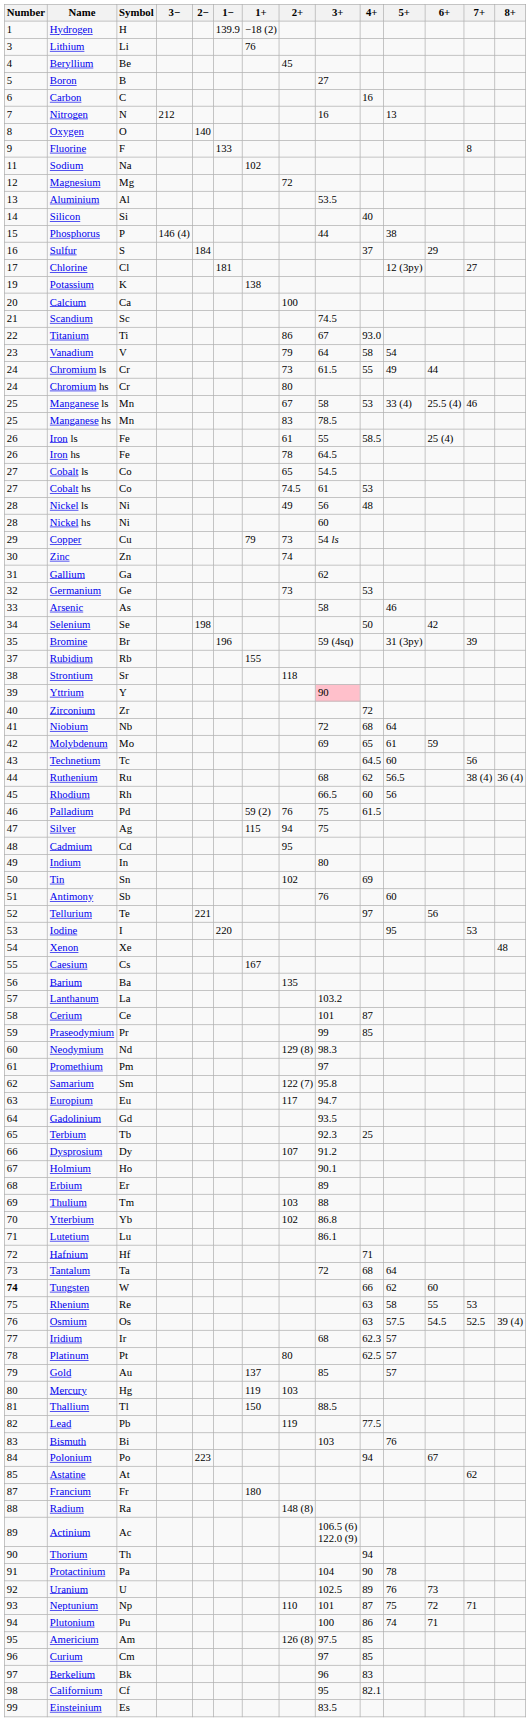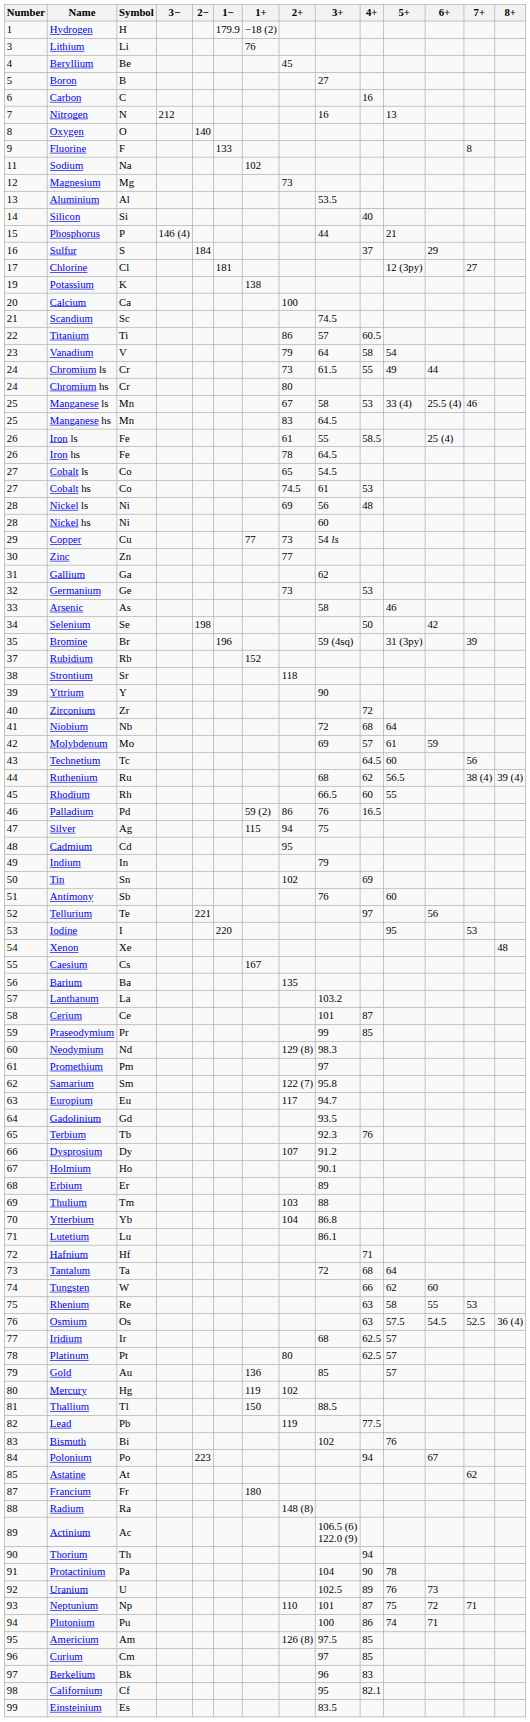(228, 30) 139.9 -> (228, 30) 179.9
(287, 183) 72 -> (287, 183) 73
(391, 234) 38 -> (391, 234) 21
(323, 336) 67 -> (323, 336) 57
(372, 336) 93.0 -> (372, 336) 60.5
(327, 421) 78.5 -> (327, 421) 64.5
(287, 506) 49 -> (287, 506) 69
(250, 540) 79 -> (250, 540) 77
(287, 557) 74 -> (287, 557) 77
(253, 659) 155 -> (253, 659) 152
(323, 693) pink background -> (323, 693) no background
(368, 744) 65 -> (368, 744) 57
(510, 778) 36 (4) -> (510, 778) 39 (4)
(391, 795) 56 -> (391, 795) 55
(287, 812) 76 -> (287, 812) 86
(323, 812) 75 -> (323, 812) 76
(372, 812) 61.5 -> (372, 812) 16.5
(323, 863) 80 -> (323, 863) 79
(368, 1135) 25 -> (368, 1135) 76
(290, 1220) 102 -> (290, 1220) 104
(12, 1288) bold -> (12, 1288) normal
(510, 1322) 39 (4) -> (510, 1322) 36 (4)
(372, 1339) 62.3 -> (372, 1339) 62.5
(253, 1373) 137 -> (253, 1373) 136
(290, 1390) 103 -> (290, 1390) 102
(326, 1441) 103 -> (326, 1441) 102
